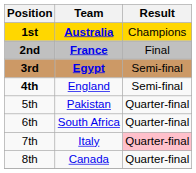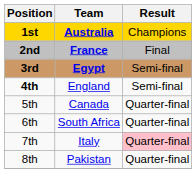(89, 104) Pakistan -> (89, 104) Canada
(89, 159) Canada -> (89, 159) Pakistan
